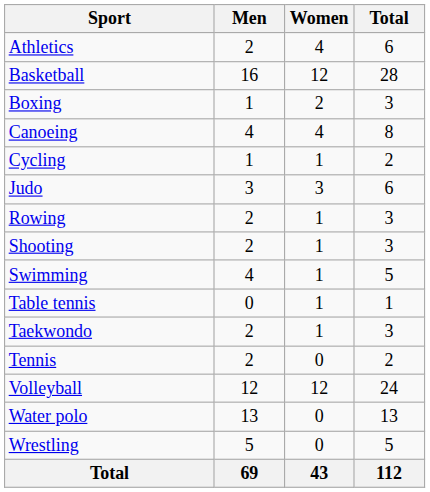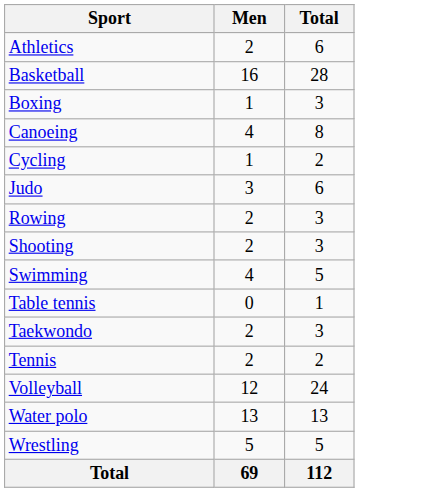- column: (319, 18)
